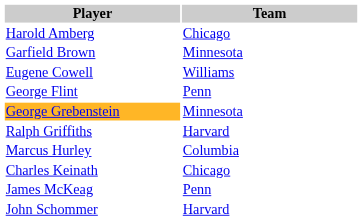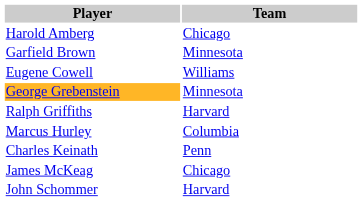- row: (42, 92)
(207, 170) Chicago -> (197, 150) Penn
(197, 189) Penn -> (207, 170) Chicago
